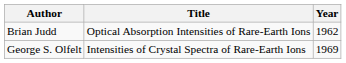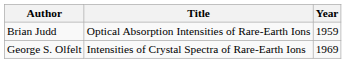(327, 31) 1962 -> (327, 31) 1959
